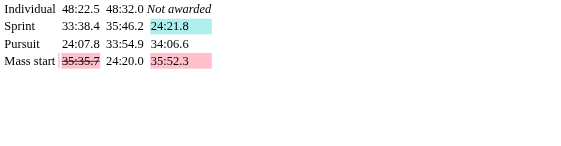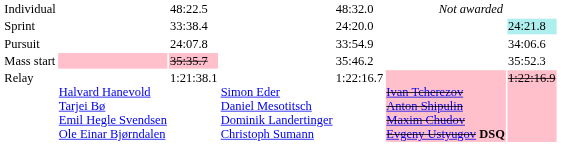(125, 26) 35:46.2 -> (355, 26) 24:20.0
(125, 60) 24:20.0 -> (355, 60) 35:46.2
(170, 60) pink background -> (527, 60) no background
+ row: (19, 78)
